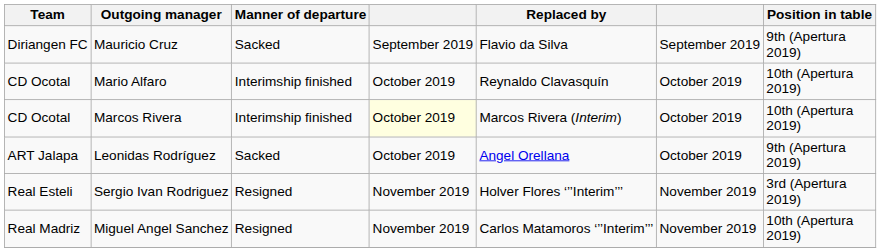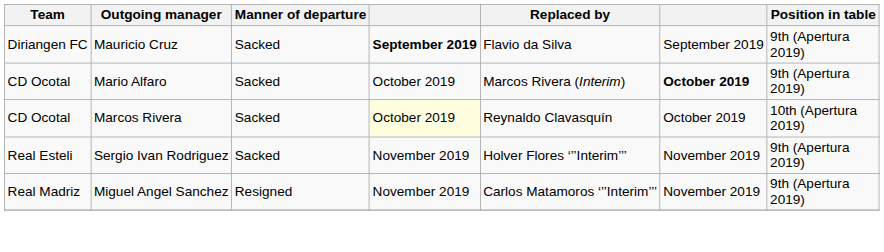(423, 44) normal -> (425, 44) bold
(293, 81) Interimship finished -> (257, 81) Sacked
(544, 81) Reynaldo Clavasquín -> (554, 81) Marcos Rivera (Interim)
(701, 81) normal -> (706, 81) bold
(810, 81) 10th (Apertura 2019) -> (810, 81) 9th (Apertura 2019)
(293, 118) Interimship finished -> (257, 118) Sacked
(550, 118) Marcos Rivera (Interim) -> (548, 118) Reynaldo Clavasquín
- row: (155, 155)
(264, 191) Resigned -> (257, 155) Sacked
(806, 191) 3rd (Apertura 2019) -> (810, 155) 9th (Apertura 2019)
(810, 228) 10th (Apertura 2019) -> (810, 191) 9th (Apertura 2019)
